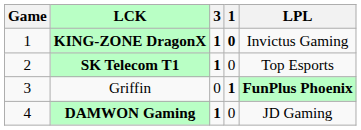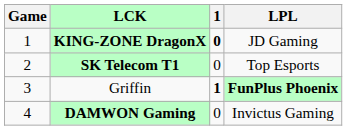- column: (217, 16)
(298, 40) Invictus Gaming -> (283, 40) JD Gaming
(298, 112) JD Gaming -> (283, 112) Invictus Gaming
